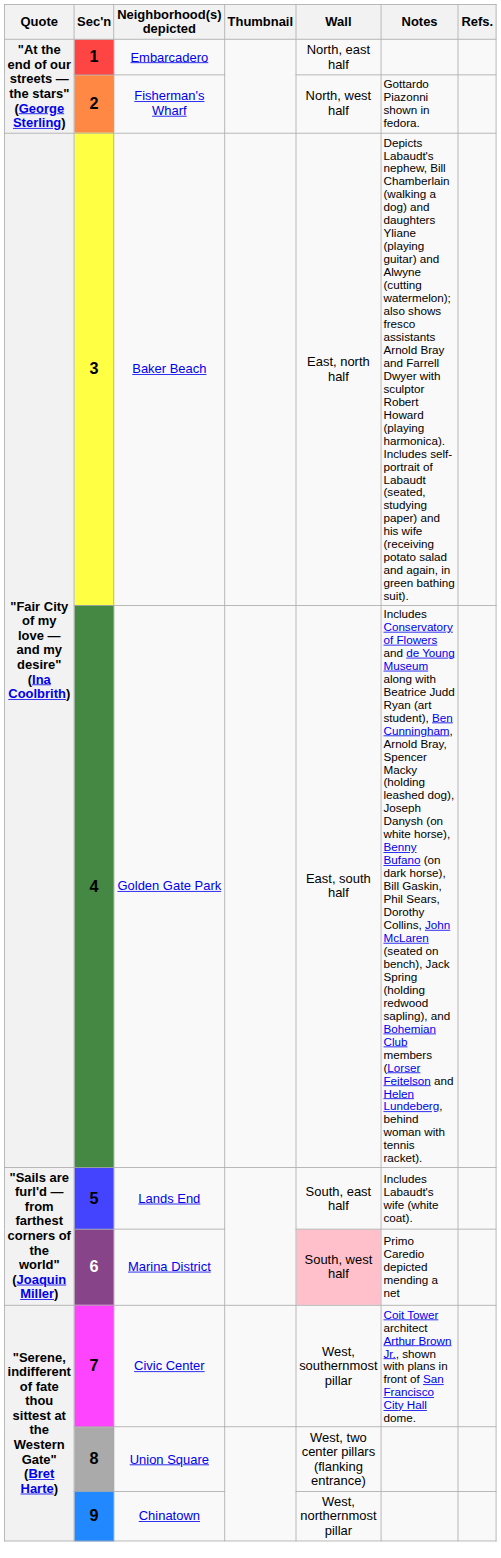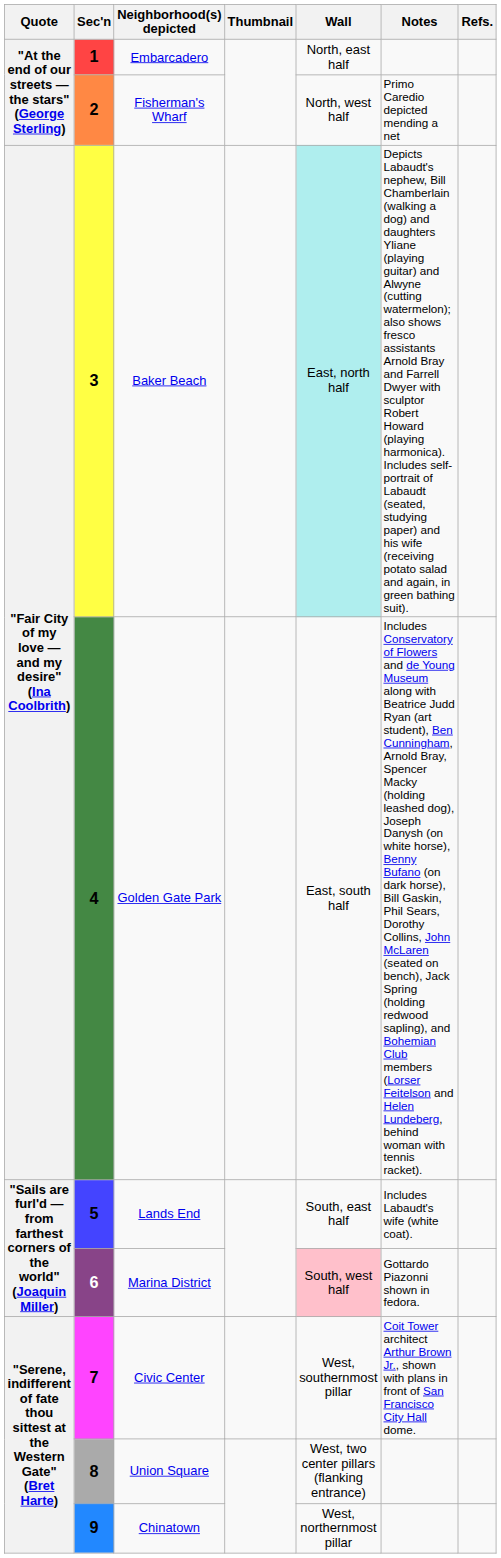(406, 104) Gottardo Piazonni shown in fedora. -> (411, 110) Primo Caredio depicted mending a net
(338, 369) no background -> (338, 381) paleturquoise background
(411, 1267) Primo Caredio depicted mending a net -> (406, 1283) Gottardo Piazonni shown in fedora.
